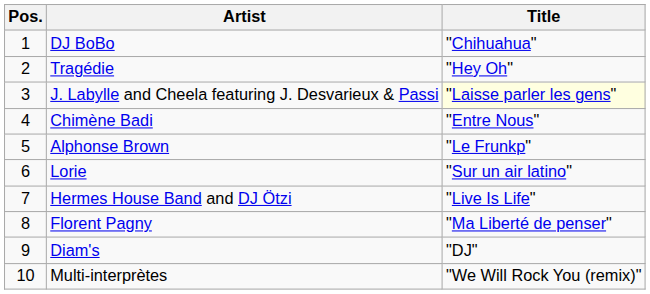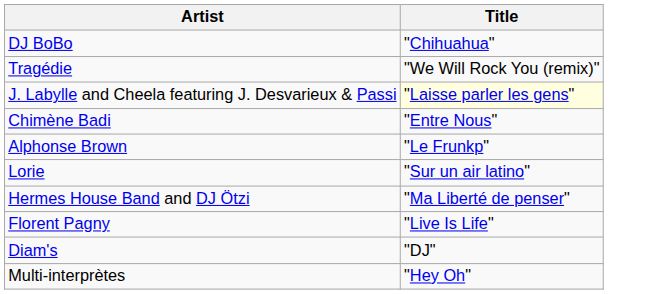- column: (26, 17)
(480, 69) "Hey Oh" -> (502, 69) "We Will Rock You (remix)"
(491, 198) "Live Is Life" -> (487, 198) "Ma Liberté de penser"
(529, 224) "Ma Liberté de penser" -> (449, 224) "Live Is Life"
(544, 276) "We Will Rock You (remix)" -> (438, 276) "Hey Oh"
